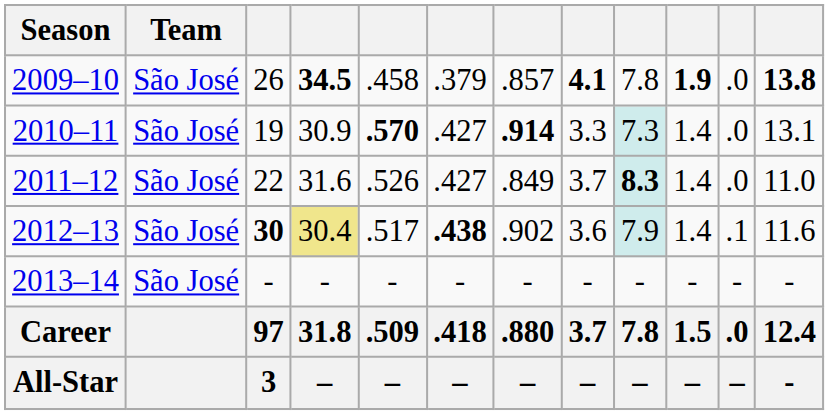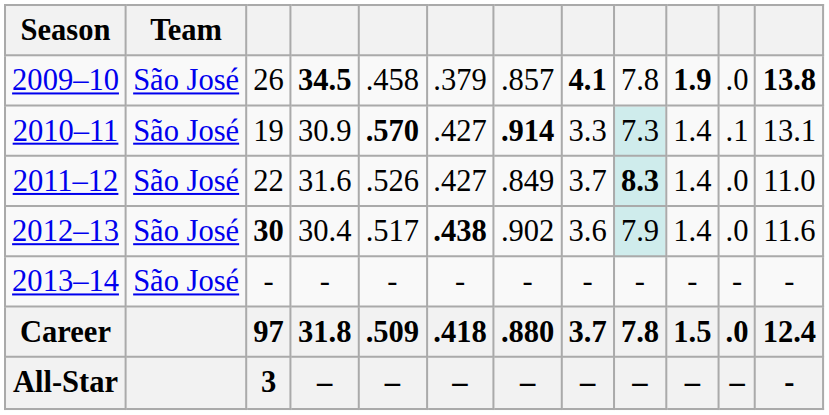(737, 130) .0 -> (737, 130) .1
(325, 231) khaki background -> (325, 231) no background
(737, 231) .1 -> (737, 231) .0
